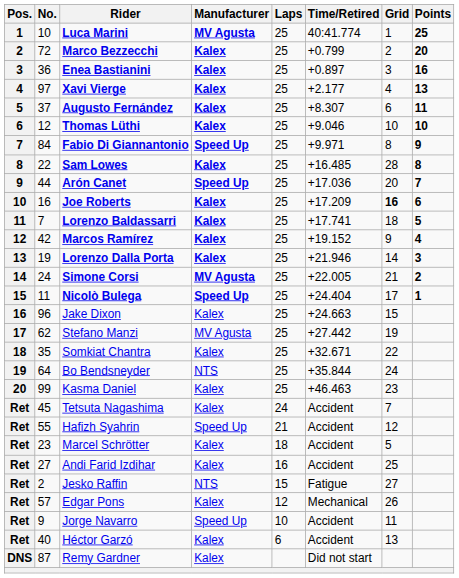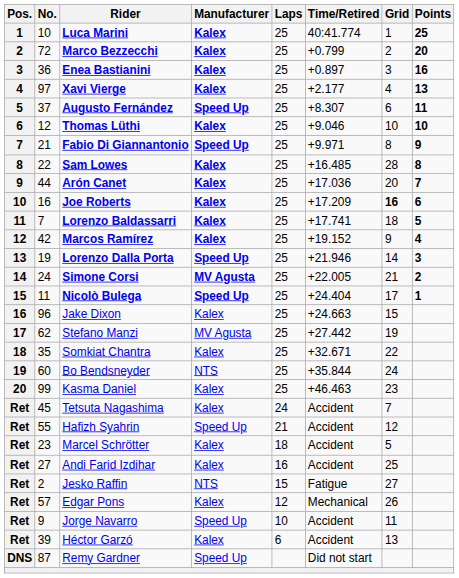(225, 33) MV Agusta -> (210, 33) Kalex
(210, 108) Kalex -> (221, 108) Speed Up
(44, 145) 84 -> (44, 145) 21
(221, 183) Speed Up -> (210, 183) Kalex
(210, 258) Kalex -> (221, 258) Speed Up
(44, 371) 64 -> (44, 371) 60
(44, 539) 40 -> (44, 539) 39
(209, 558) Kalex -> (220, 558) Speed Up
